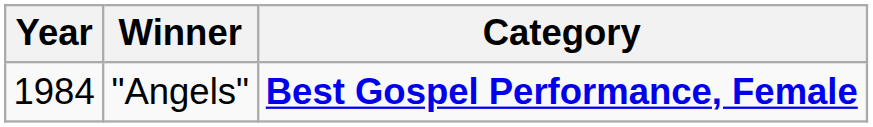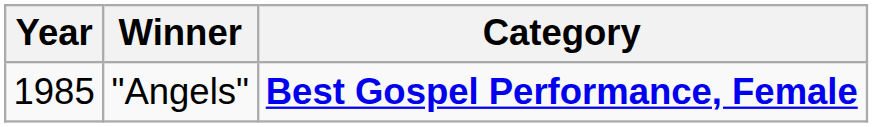(54, 91) 1984 -> (54, 91) 1985
